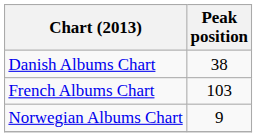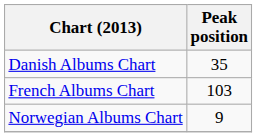(219, 63) 38 -> (219, 63) 35
